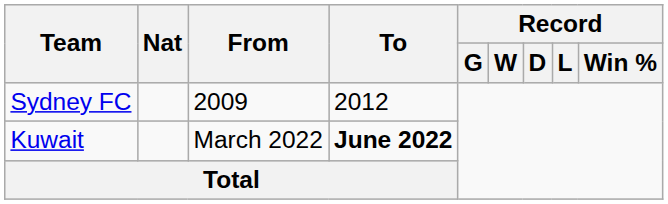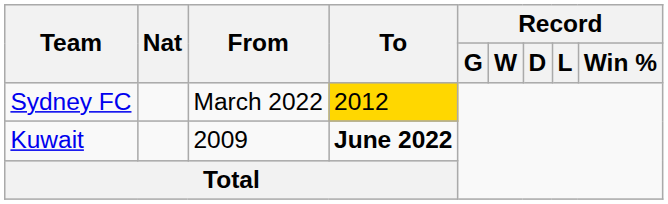(221, 101) 2009 -> (258, 101) March 2022
(361, 101) no background -> (361, 101) gold background
(258, 140) March 2022 -> (221, 140) 2009
